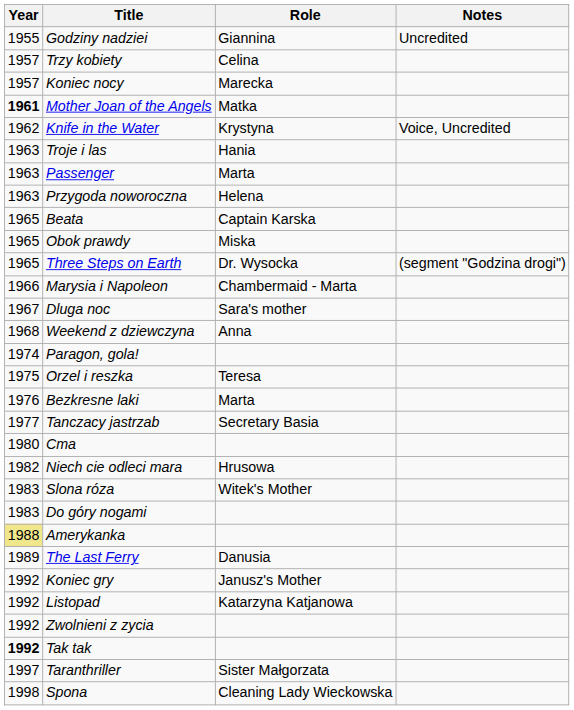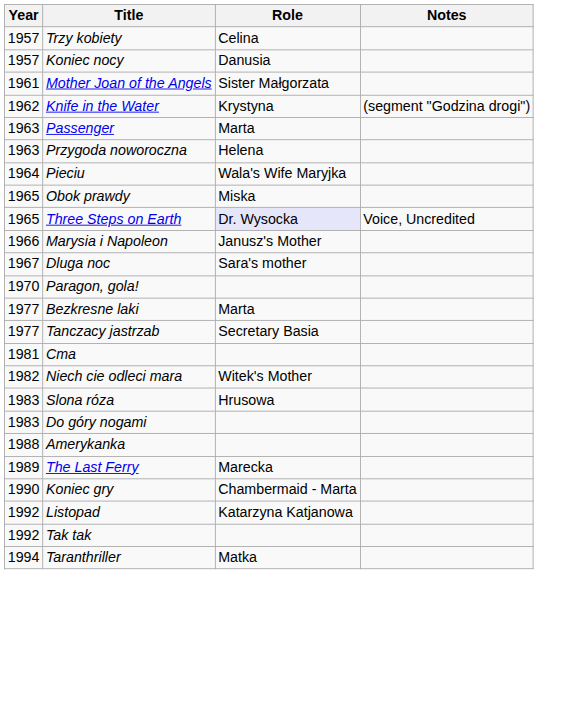- row: (97, 38)
(246, 83) Marecka -> (244, 60) Danusia
(24, 106) bold -> (24, 83) normal
(238, 106) Matka -> (274, 83) Sister Małgorzata
(455, 128) Voice, Uncredited -> (447, 106) (segment "Godzina drogi")
- row: (76, 151)
+ row: (65, 173)
- row: (65, 219)
(258, 264) no background -> (258, 219) lavender background
(482, 264) (segment "Godzina drogi") -> (419, 219) Voice, Uncredited
(287, 286) Chambermaid - Marta -> (270, 241) Janusz's Mother
- row: (120, 331)
(24, 354) 1974 -> (24, 286) 1970
- row: (89, 377)
(24, 399) 1976 -> (24, 309) 1977
(24, 444) 1980 -> (24, 354) 1981
(246, 467) Hrusowa -> (265, 377) Witek's Mother
(265, 490) Witek's Mother -> (246, 399) Hrusowa
(24, 535) khaki background -> (24, 444) no background
(244, 557) Danusia -> (246, 467) Marecka
(24, 580) 1992 -> (24, 490) 1990
(270, 580) Janusz's Mother -> (287, 490) Chambermaid - Marta
- row: (100, 625)
(24, 648) bold -> (24, 535) normal
(24, 670) 1997 -> (24, 557) 1994
(274, 670) Sister Małgorzata -> (238, 557) Matka
- row: (67, 693)
